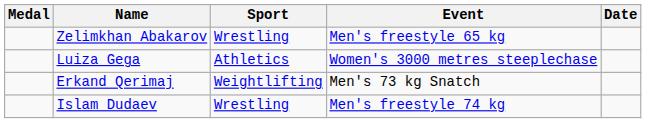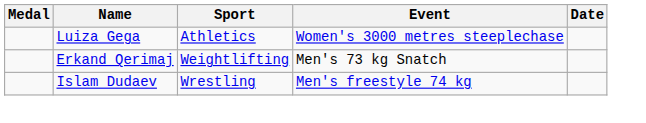- row: (132, 39)
